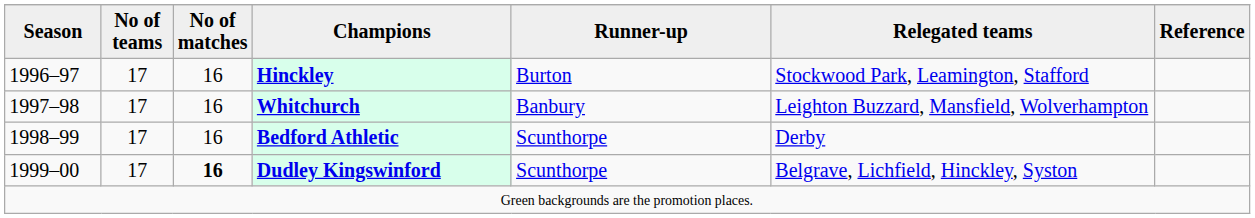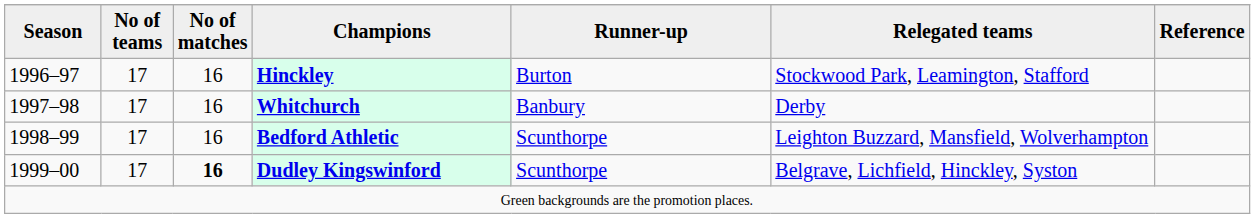(962, 106) Leighton Buzzard, Mansfield, Wolverhampton -> (800, 106) Derby
(800, 138) Derby -> (962, 138) Leighton Buzzard, Mansfield, Wolverhampton
